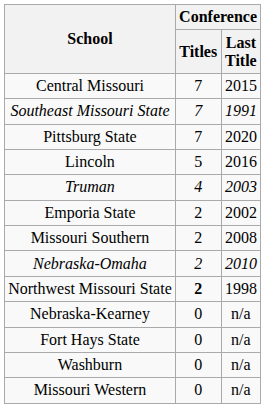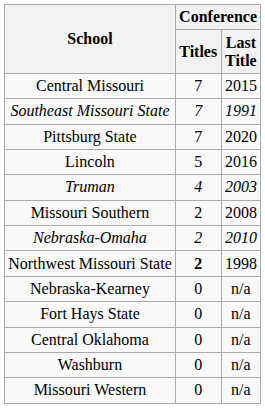- row: (90, 212)
+ row: (90, 339)
